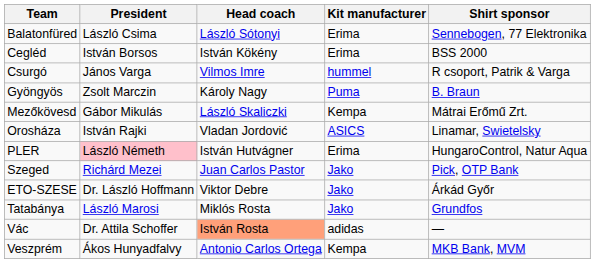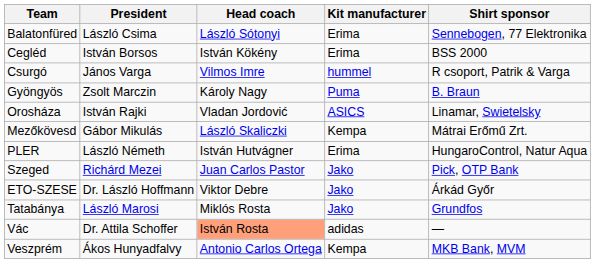rows swapped: (42, 111) <-> (34, 131)
(124, 151) pink background -> (124, 151) no background
